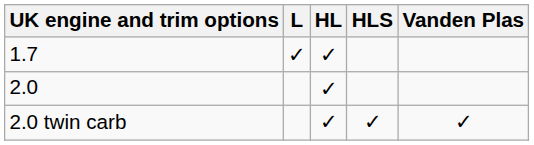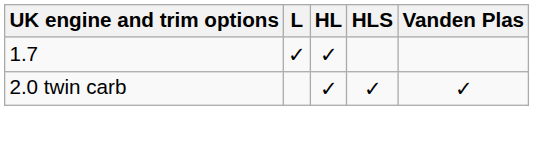- row: (24, 88)
